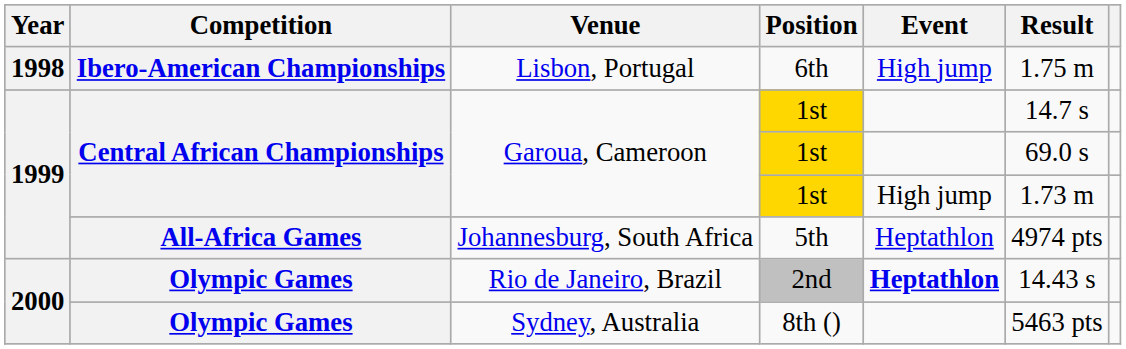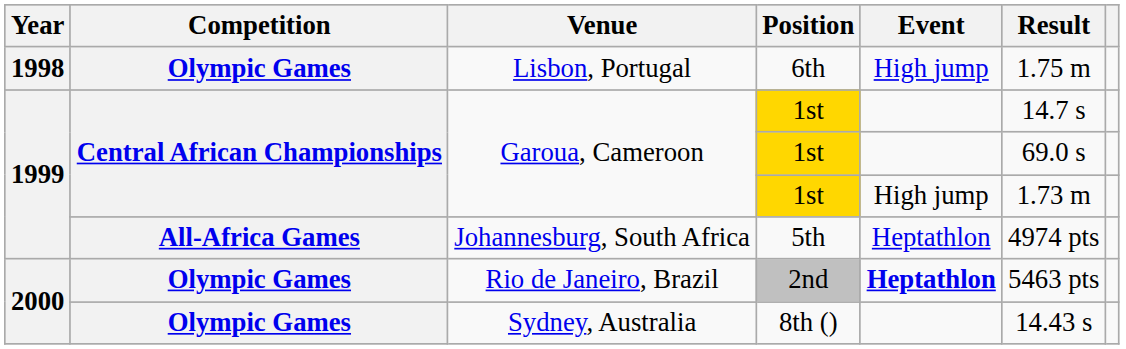(261, 68) Ibero-American Championships -> (259, 68) Olympic Games
(1057, 279) 14.43 s -> (1054, 279) 5463 pts
(1057, 322) 5463 pts -> (1054, 322) 14.43 s
